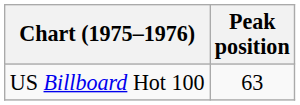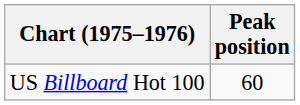(252, 81) 63 -> (252, 81) 60
